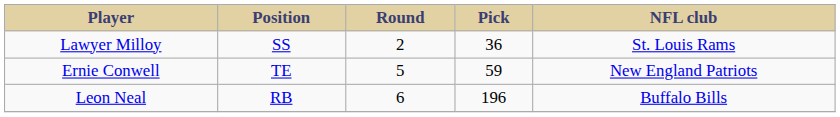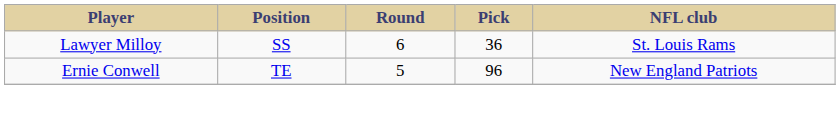(400, 44) 2 -> (400, 44) 6
(494, 71) 59 -> (494, 71) 96
- row: (111, 97)
